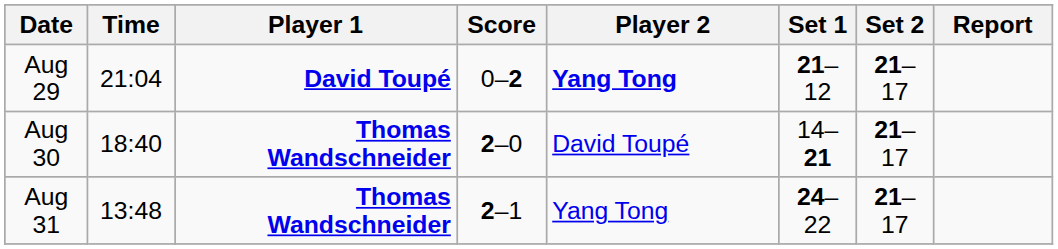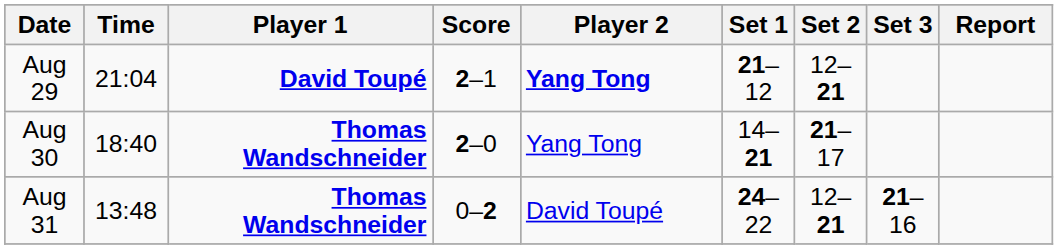+ column: (903, 25)
(502, 78) 0–2 -> (476, 78) 2–1
(895, 78) 21–17 -> (831, 78) 12–21
(621, 144) David Toupé -> (584, 144) Yang Tong
(502, 211) 2–1 -> (476, 211) 0–2
(610, 211) Yang Tong -> (594, 211) David Toupé
(895, 211) 21–17 -> (831, 211) 12–21
